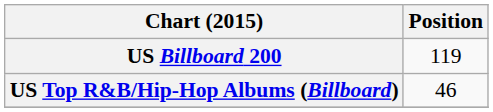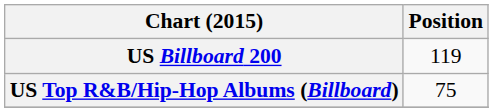(446, 90) 46 -> (446, 90) 75
